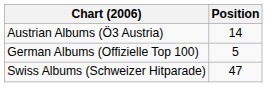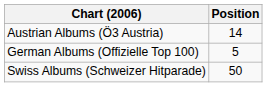(235, 71) 47 -> (235, 71) 50
